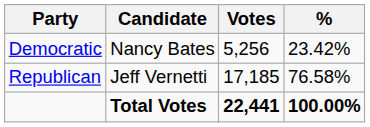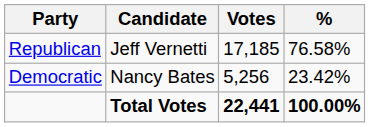rows swapped: (55, 77) <-> (55, 48)
